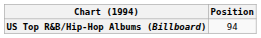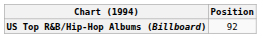(232, 26) 94 -> (232, 26) 92
